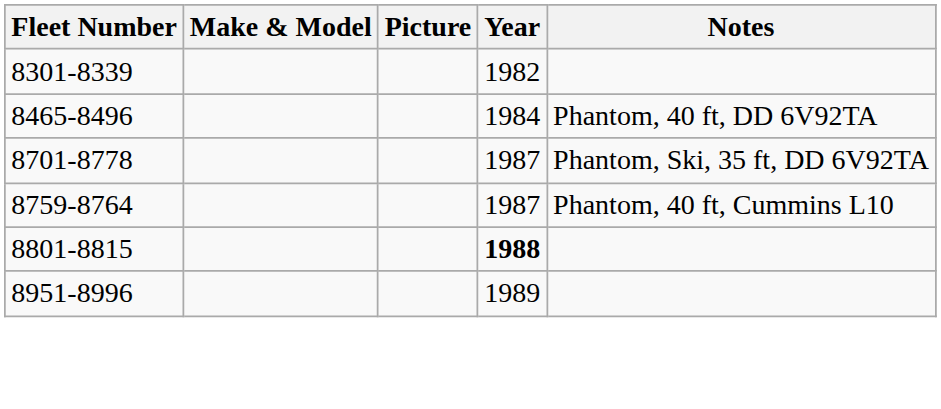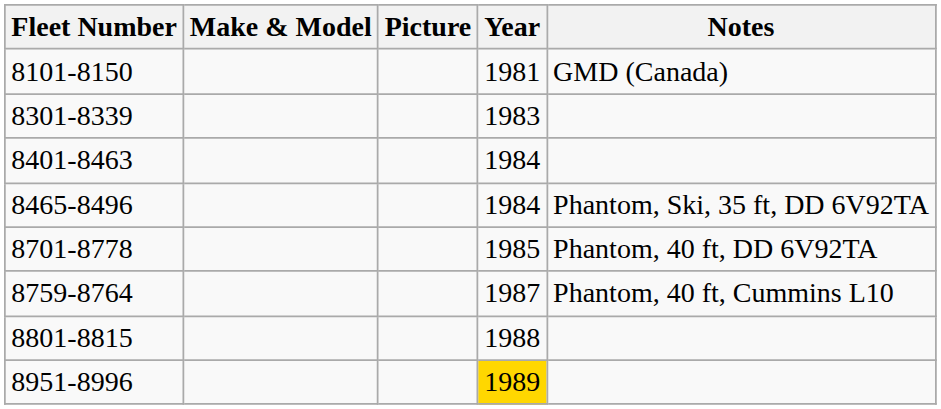+ row: (72, 71)
(512, 71) 1982 -> (512, 115) 1983
+ row: (72, 159)
(715, 115) Phantom, 40 ft, DD 6V92TA -> (741, 204) Phantom, Ski, 35 ft, DD 6V92TA
(512, 159) 1987 -> (512, 248) 1985
(741, 159) Phantom, Ski, 35 ft, DD 6V92TA -> (715, 248) Phantom, 40 ft, DD 6V92TA
(512, 248) bold -> (512, 337) normal
(512, 293) no background -> (512, 381) gold background
